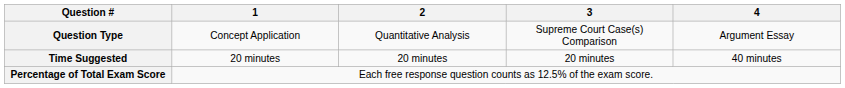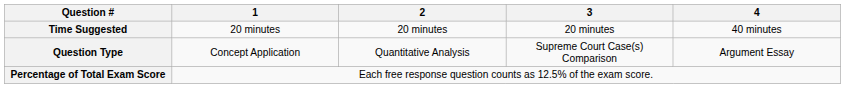rows swapped: (88, 35) <-> (88, 58)
